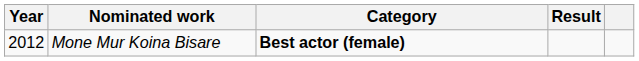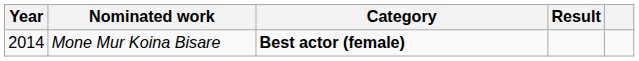(26, 42) 2012 -> (26, 42) 2014
